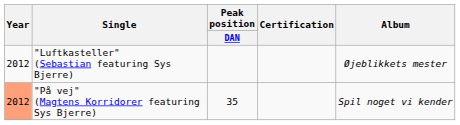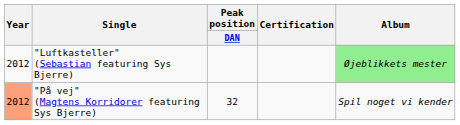(396, 64) no background -> (396, 64) lightgreen background
(232, 101) 35 -> (232, 101) 32
